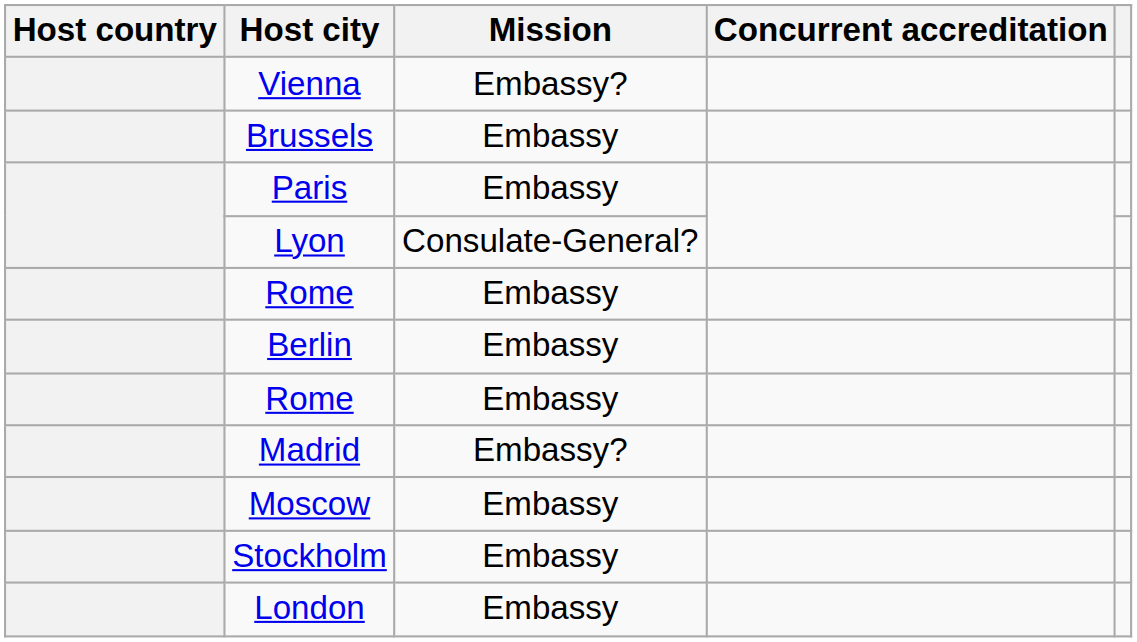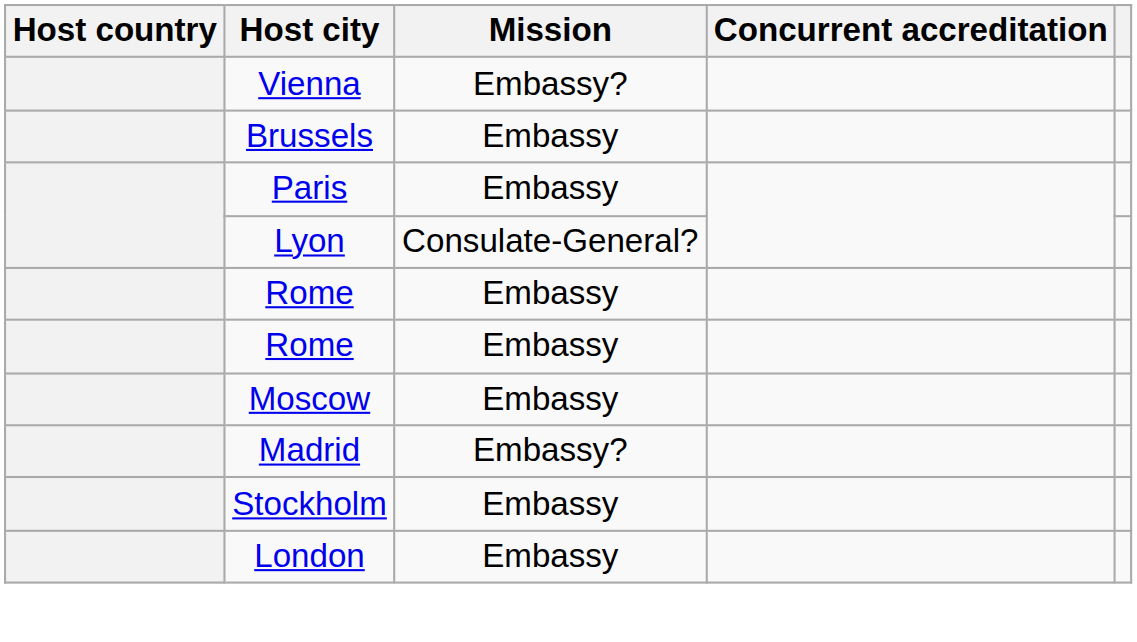- row: (309, 345)
rows swapped: (309, 503) <-> (309, 450)
